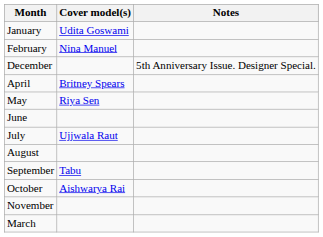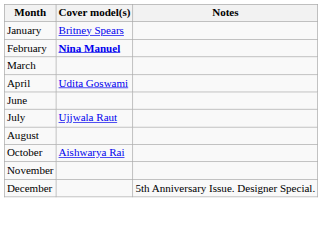(94, 30) Udita Goswami -> (91, 30) Britney Spears
(88, 48) normal -> (89, 48) bold
rows swapped: (21, 223) <-> (30, 65)
(92, 83) Britney Spears -> (93, 83) Udita Goswami
- row: (17, 100)
- row: (30, 170)
